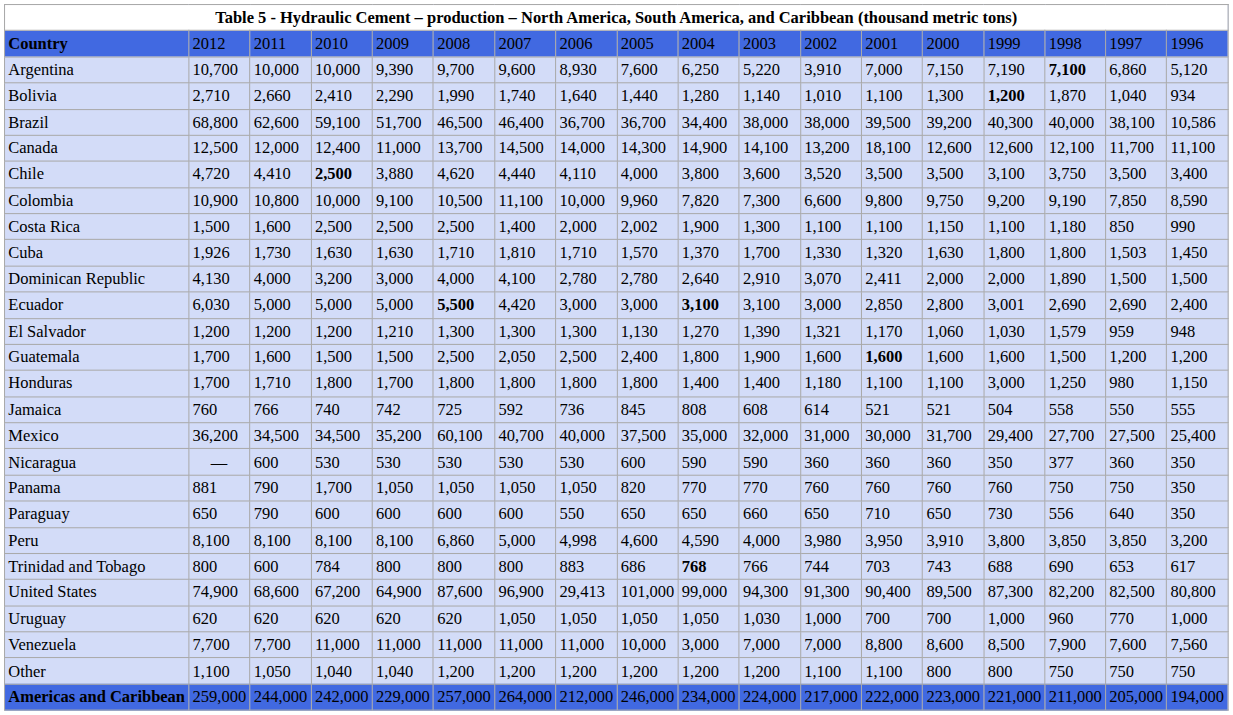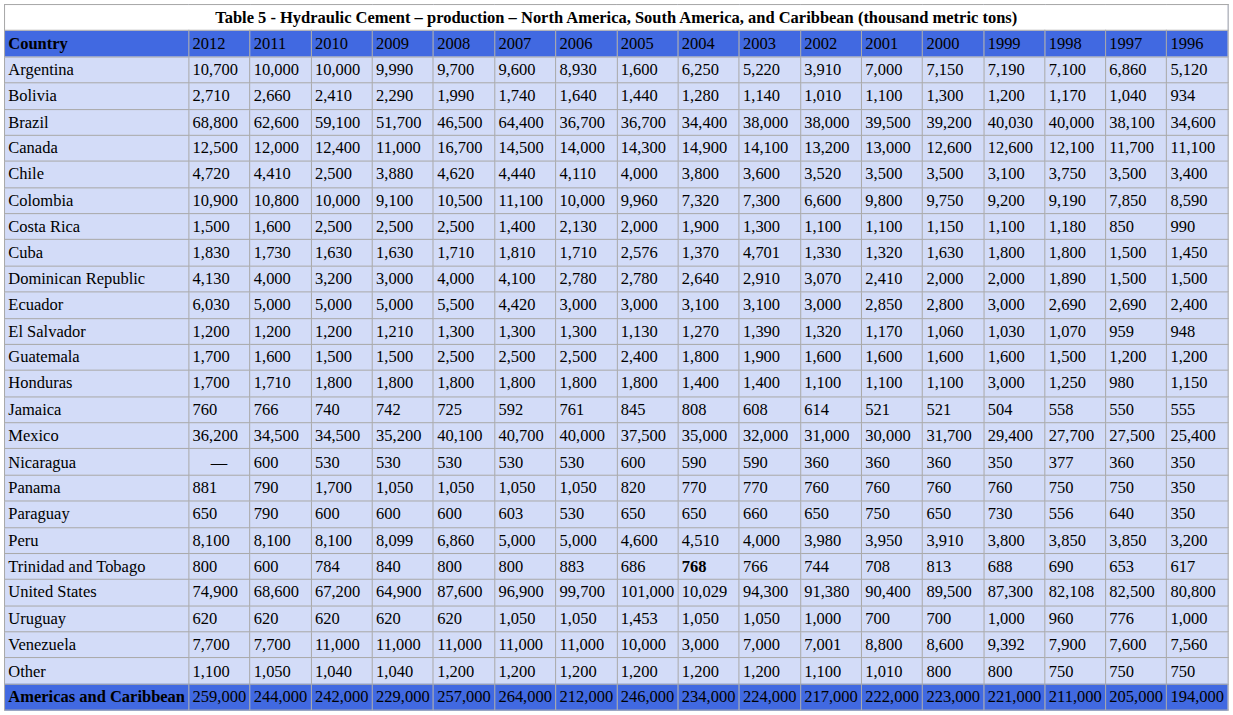(395, 69) 9,390 -> (395, 69) 9,990
(639, 69) 7,600 -> (639, 69) 1,600
(1067, 69) bold -> (1067, 69) normal
(1006, 95) bold -> (1006, 95) normal
(1067, 95) 1,870 -> (1067, 95) 1,170
(521, 122) 46,400 -> (521, 122) 64,400
(1010, 122) 40,300 -> (1010, 122) 40,030
(1193, 122) 10,586 -> (1193, 122) 34,600
(460, 148) 13,700 -> (460, 148) 16,700
(888, 148) 18,100 -> (888, 148) 13,000
(333, 174) bold -> (333, 174) normal
(700, 200) 7,820 -> (700, 200) 7,320
(578, 226) 2,000 -> (578, 226) 2,130
(639, 226) 2,002 -> (639, 226) 2,000
(211, 252) 1,926 -> (211, 252) 1,830
(639, 252) 1,570 -> (639, 252) 2,576
(762, 252) 1,700 -> (762, 252) 4,701
(1128, 252) 1,503 -> (1128, 252) 1,500
(884, 278) 2,411 -> (884, 278) 2,410
(456, 305) bold -> (456, 305) normal
(700, 305) bold -> (700, 305) normal
(1006, 305) 3,001 -> (1006, 305) 3,000
(823, 331) 1,321 -> (823, 331) 1,320
(1067, 331) 1,579 -> (1067, 331) 1,070
(517, 357) 2,050 -> (517, 357) 2,500
(884, 357) bold -> (884, 357) normal
(395, 383) 1,700 -> (395, 383) 1,800
(823, 383) 1,180 -> (823, 383) 1,100
(572, 409) 736 -> (572, 409) 761
(460, 435) 60,100 -> (460, 435) 40,100
(511, 514) 600 -> (511, 514) 603
(572, 514) 550 -> (572, 514) 530
(878, 514) 710 -> (878, 514) 750
(395, 540) 8,100 -> (395, 540) 8,099
(578, 540) 4,998 -> (578, 540) 5,000
(700, 540) 4,590 -> (700, 540) 4,510
(388, 566) 800 -> (388, 566) 840
(878, 566) 703 -> (878, 566) 708
(939, 566) 743 -> (939, 566) 813
(582, 592) 29,413 -> (582, 592) 99,700
(705, 592) 99,000 -> (705, 592) 10,029
(827, 592) 91,300 -> (827, 592) 91,380
(1071, 592) 82,200 -> (1071, 592) 82,108
(639, 618) 1,050 -> (639, 618) 1,453
(762, 618) 1,030 -> (762, 618) 1,050
(1122, 618) 770 -> (1122, 618) 776
(823, 644) 7,000 -> (823, 644) 7,001
(1006, 644) 8,500 -> (1006, 644) 9,392
(884, 670) 1,100 -> (884, 670) 1,010
